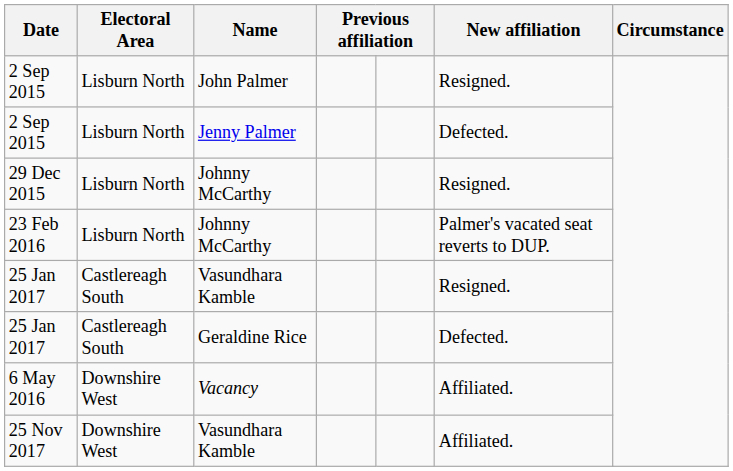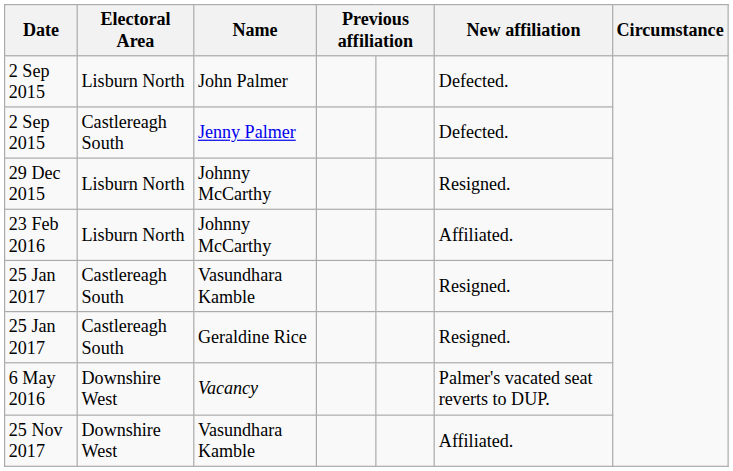(475, 81) Resigned. -> (474, 81) Defected.
(133, 132) Lisburn North -> (124, 132) Castlereagh South
(516, 235) Palmer's vacated seat reverts to DUP. -> (476, 235) Affiliated.
(474, 337) Defected. -> (475, 337) Resigned.
(476, 389) Affiliated. -> (516, 389) Palmer's vacated seat reverts to DUP.
